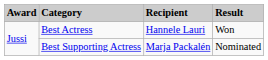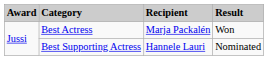(176, 30) Hannele Lauri -> (178, 30) Marja Packalén
(178, 47) Marja Packalén -> (176, 47) Hannele Lauri
